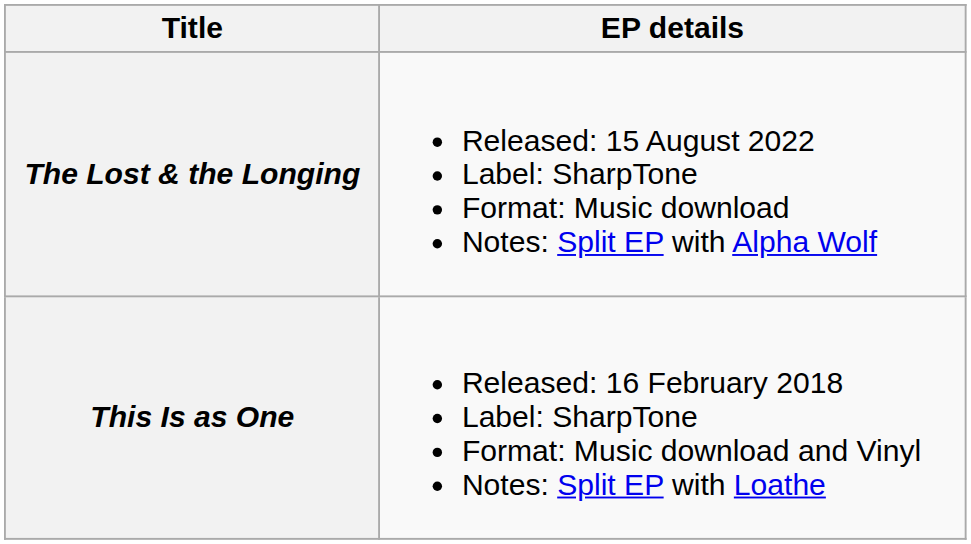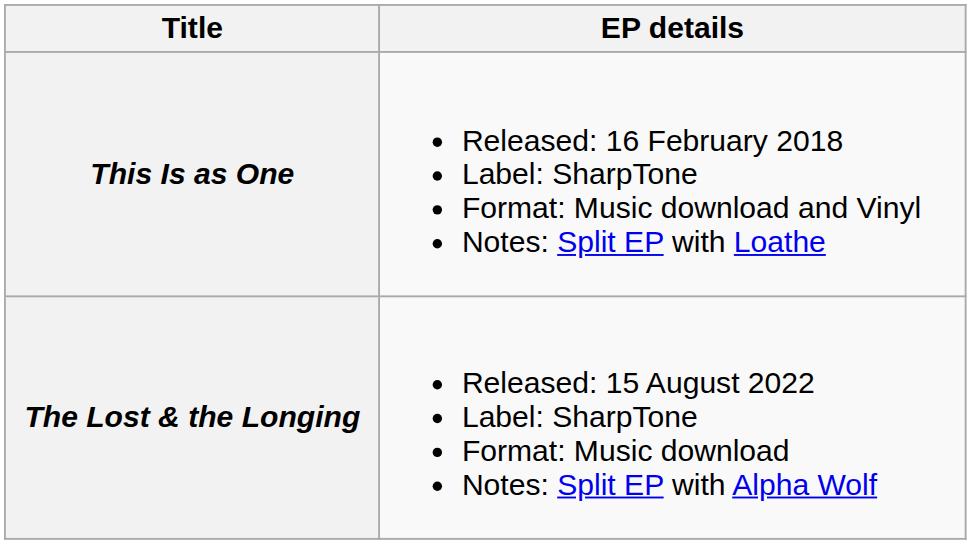rows swapped: (192, 417) <-> (192, 173)
